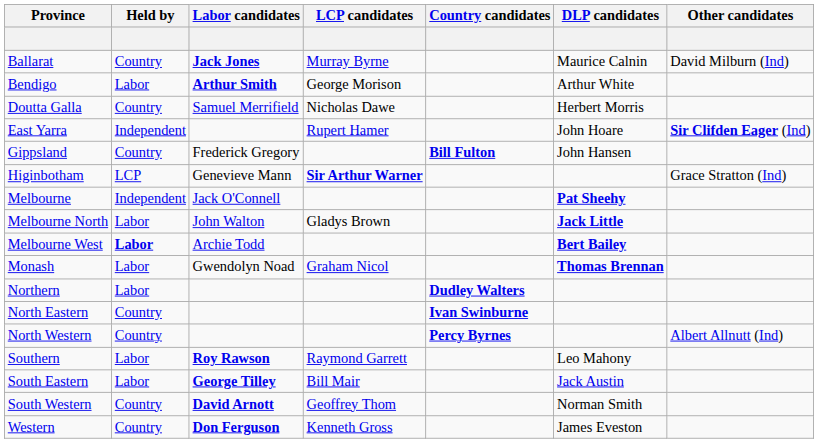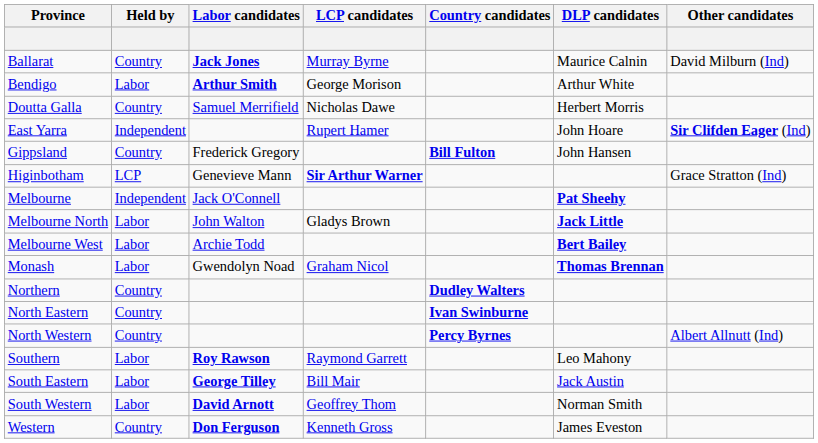(134, 244) bold -> (132, 244) normal
(132, 289) Labor -> (138, 289) Country
(138, 404) Country -> (132, 404) Labor
